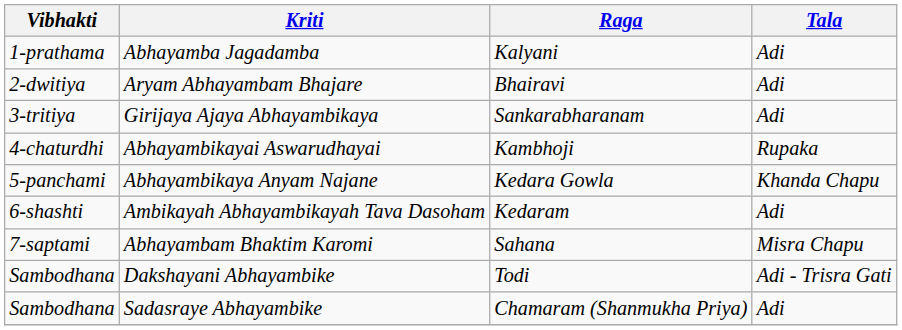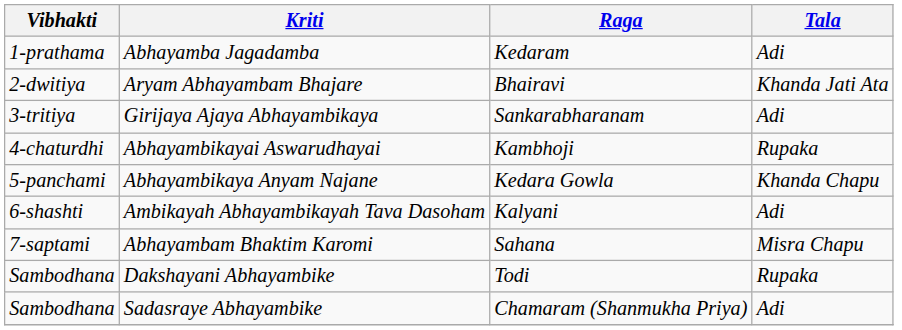(526, 52) Kalyani -> (532, 52) Kedaram
(771, 84) Adi -> (823, 84) Khanda Jati Ata
(532, 212) Kedaram -> (526, 212) Kalyani
(824, 276) Adi - Trisra Gati -> (788, 276) Rupaka
